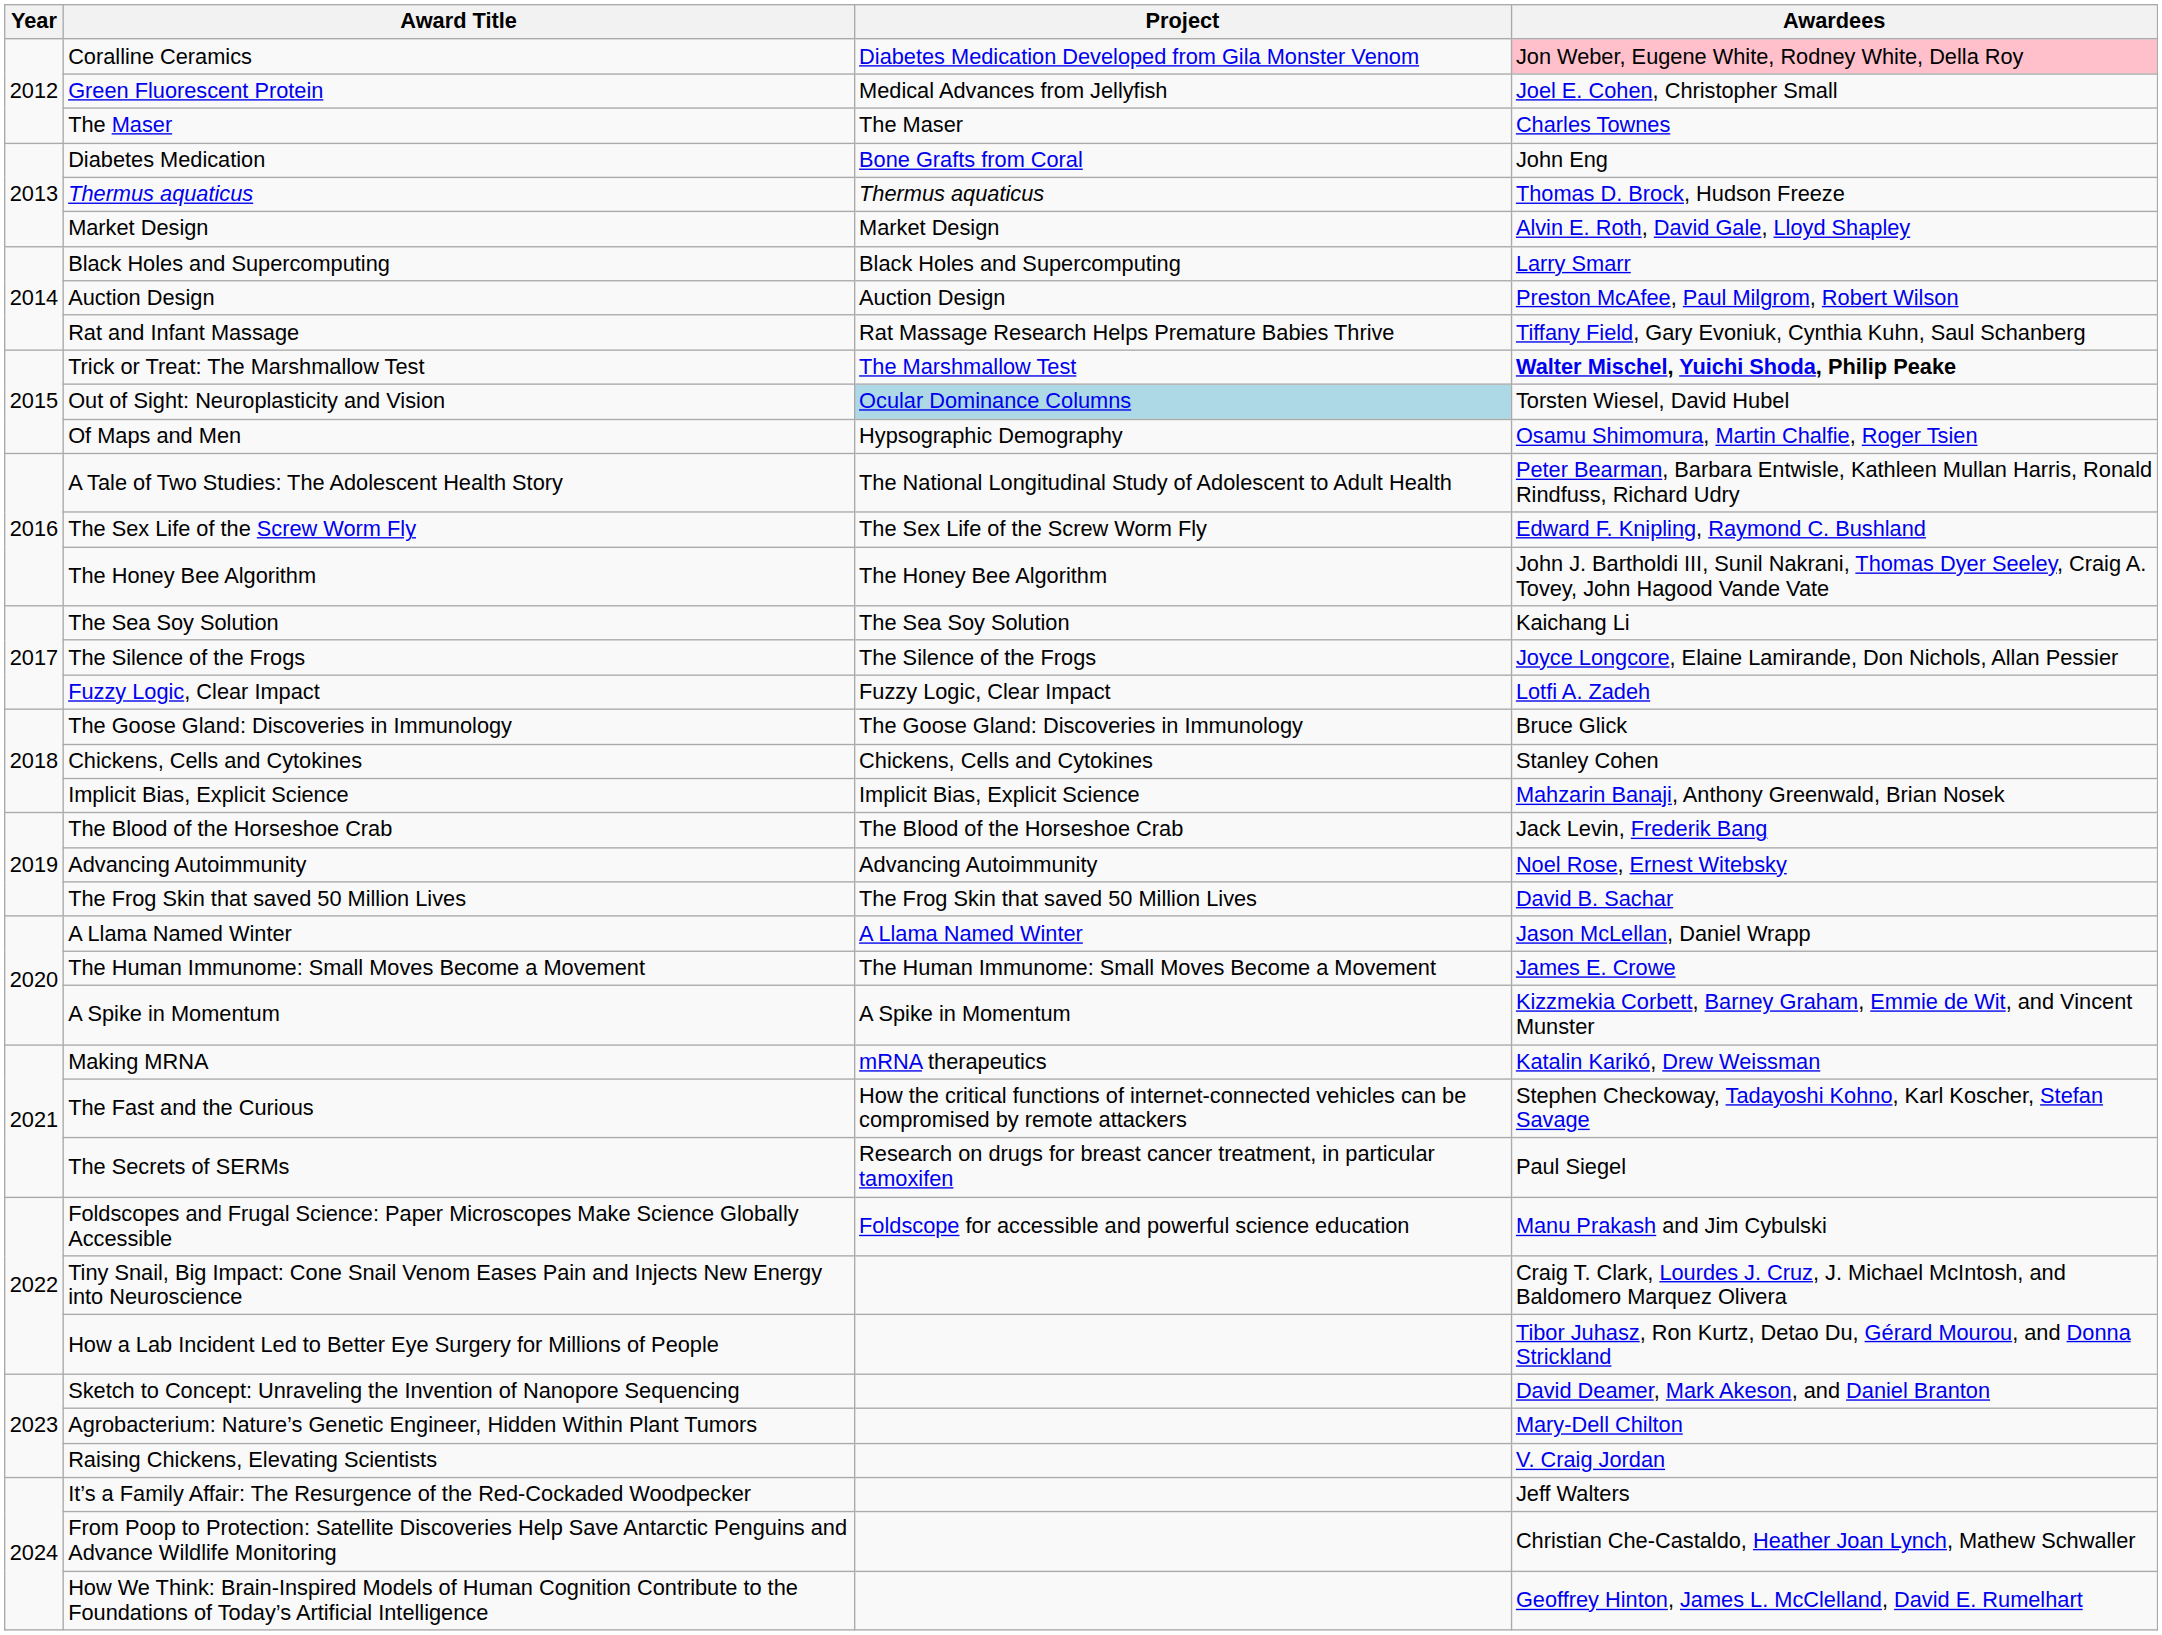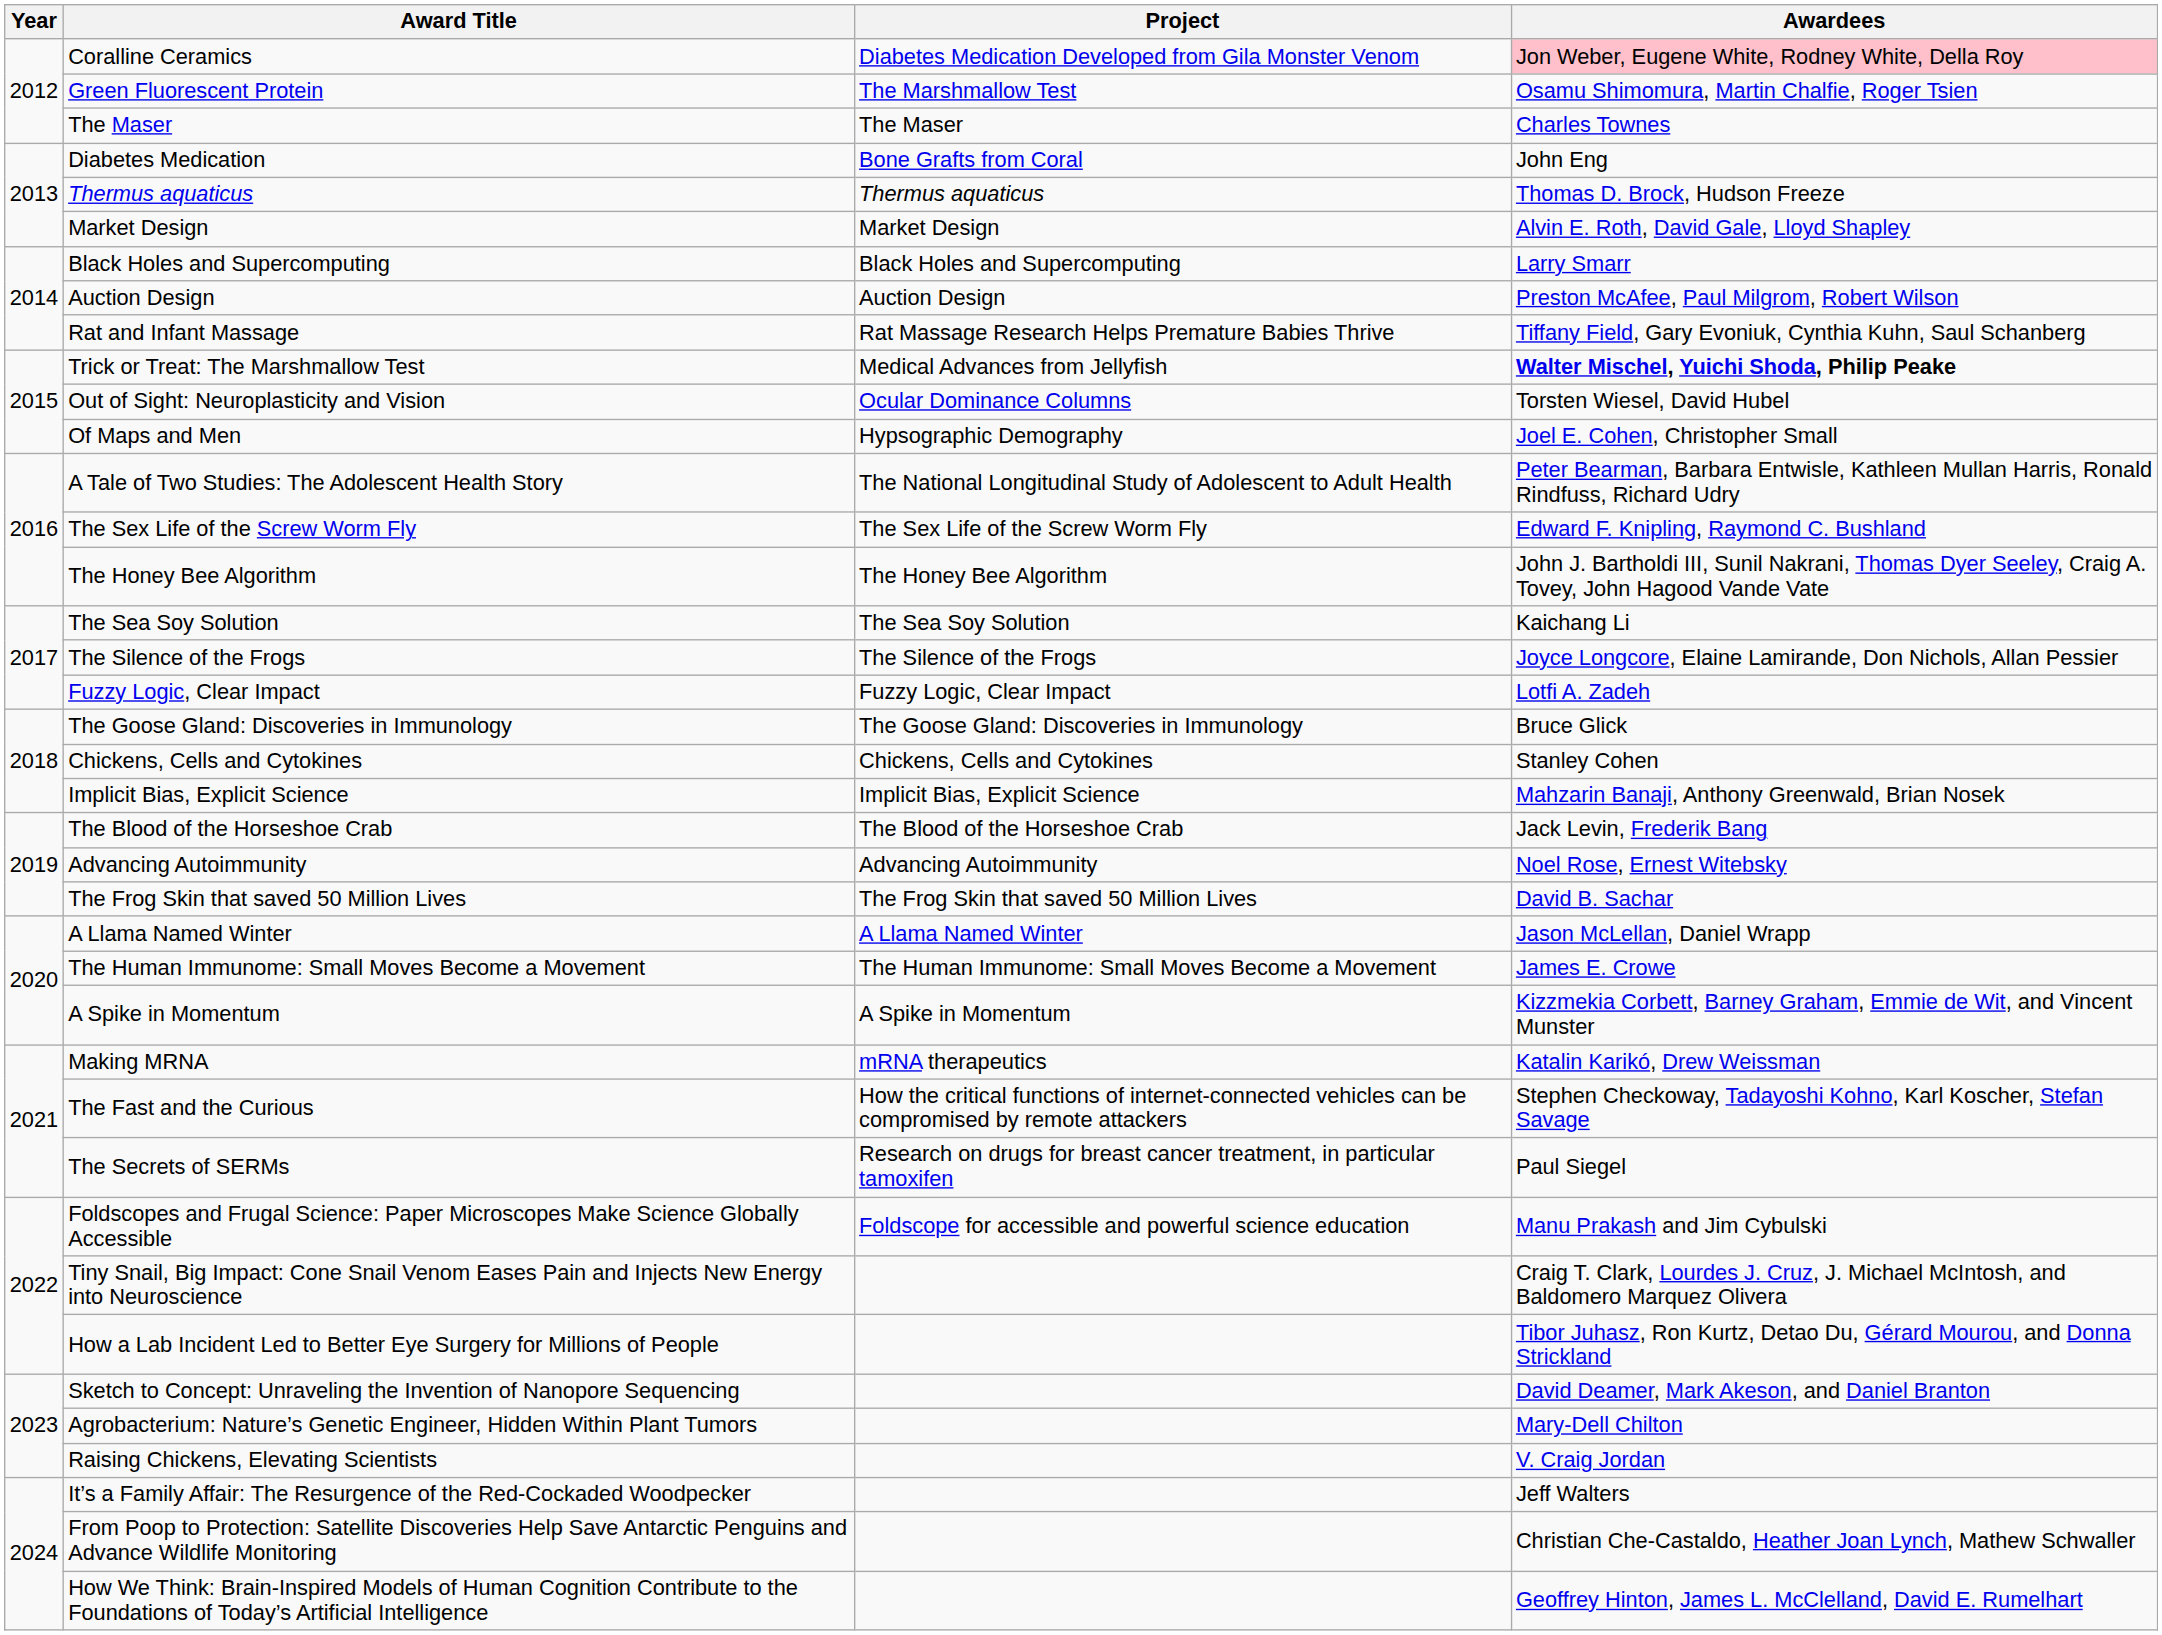(1013, 90) Medical Advances from Jellyfish -> (968, 90) The Marshmallow Test
(1677, 90) Joel E. Cohen, Christopher Small -> (1747, 90) Osamu Shimomura, Martin Chalfie, Roger Tsien
(968, 366) The Marshmallow Test -> (1013, 366) Medical Advances from Jellyfish
(995, 401) lightblue background -> (995, 401) no background
(1747, 435) Osamu Shimomura, Martin Chalfie, Roger Tsien -> (1677, 435) Joel E. Cohen, Christopher Small
